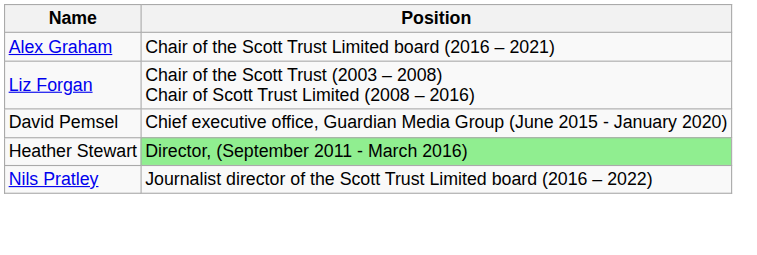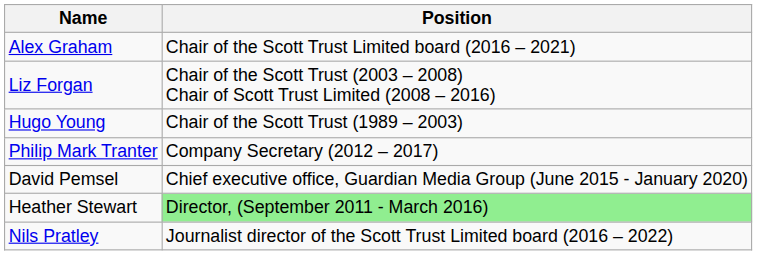+ row: (57, 123)
+ row: (83, 151)
